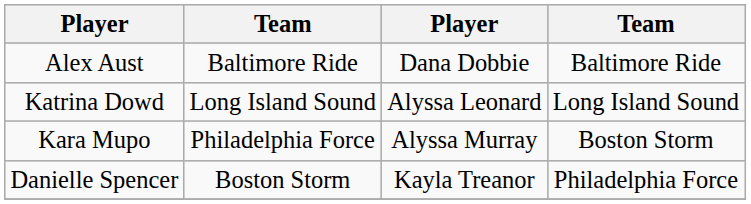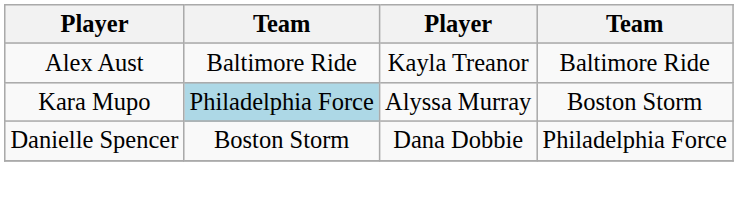(464, 62) Dana Dobbie -> (458, 62) Kayla Treanor
- row: (94, 101)
(283, 140) no background -> (282, 101) lightblue background
(464, 179) Kayla Treanor -> (458, 140) Dana Dobbie
